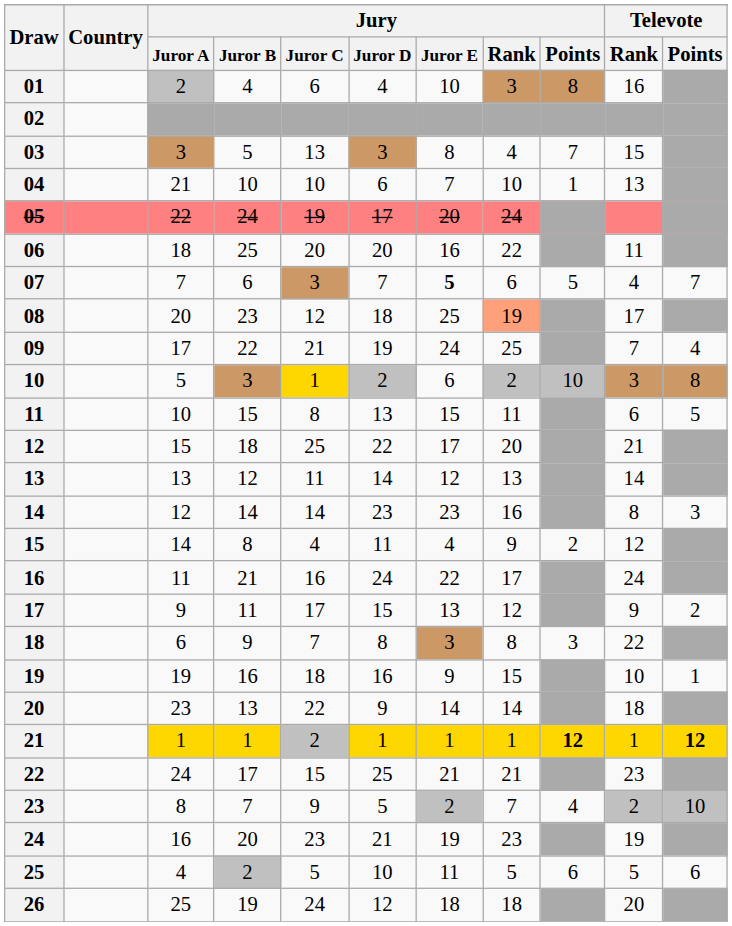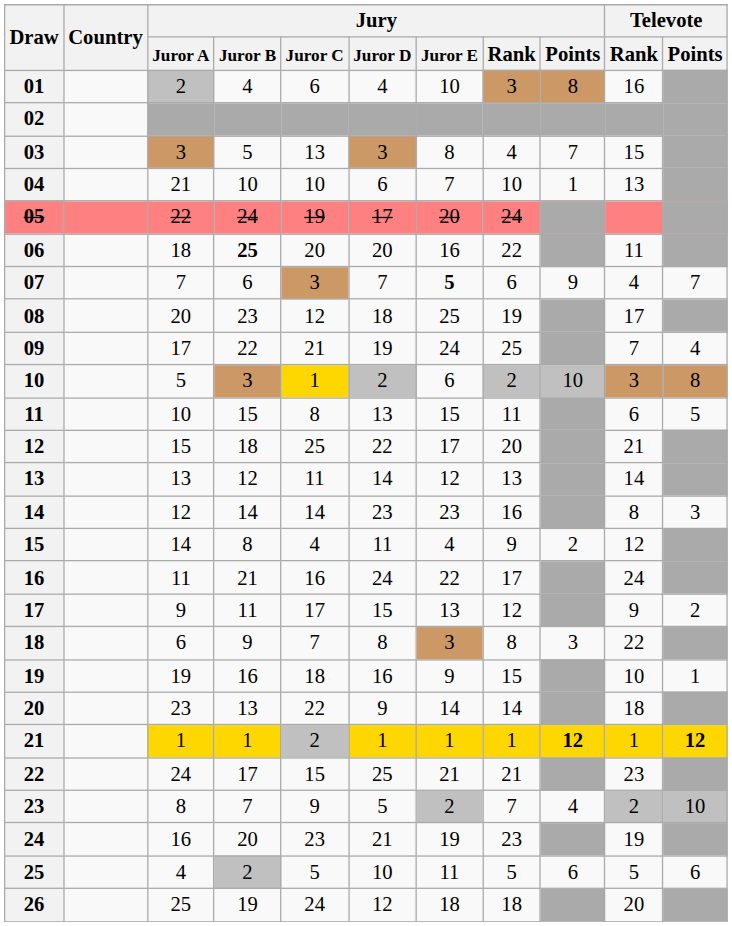(248, 250) normal -> (248, 250) bold
(573, 282) 5 -> (573, 282) 9
(512, 315) lightsalmon background -> (512, 315) no background
